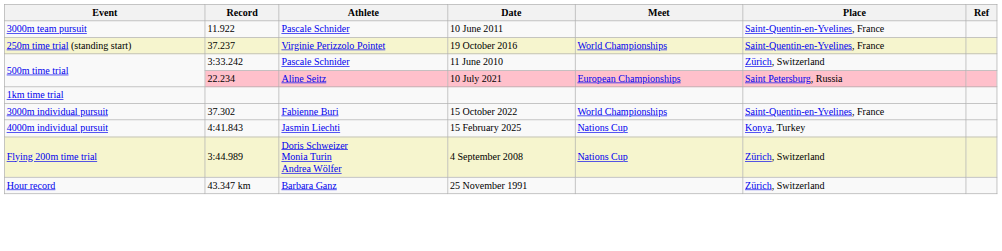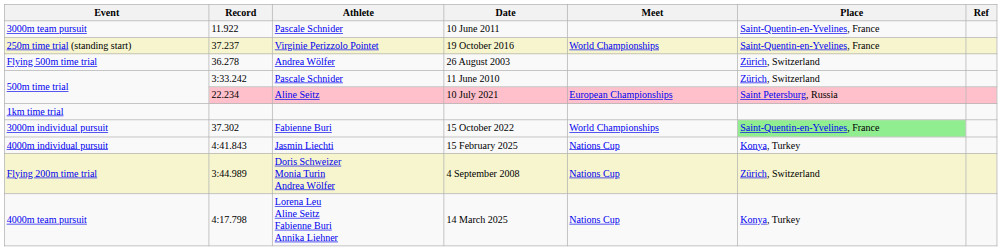+ row: (478, 62)
(815, 112) no background -> (810, 128) lightgreen background
+ row: (477, 219)
- row: (489, 185)
